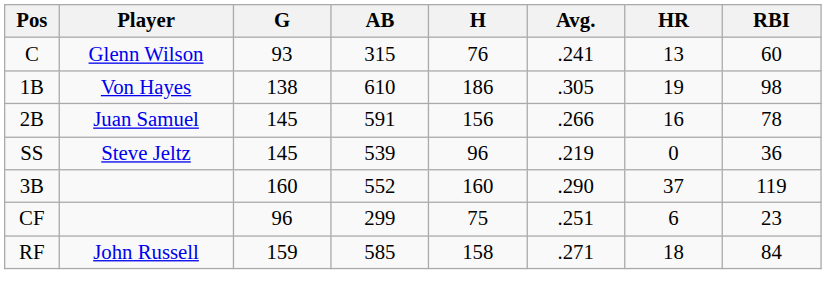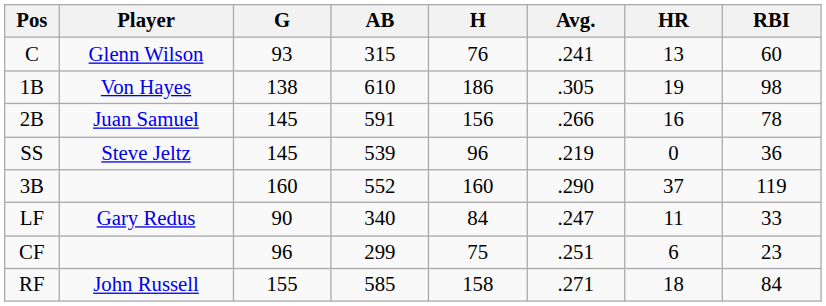+ row: (32, 218)
(282, 251) 159 -> (282, 284) 155
